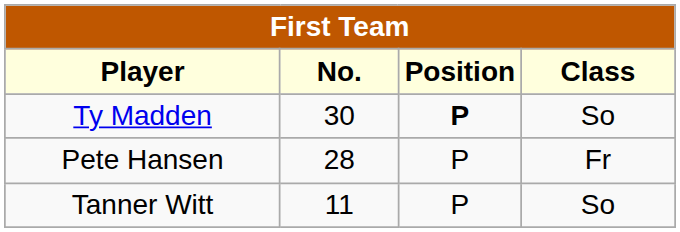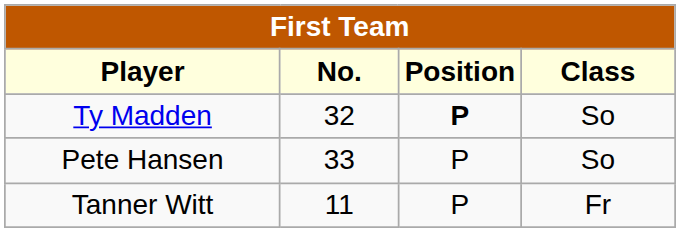(339, 115) 30 -> (339, 115) 32
(339, 159) 28 -> (339, 159) 33
(598, 159) Fr -> (598, 159) So
(598, 204) So -> (598, 204) Fr
